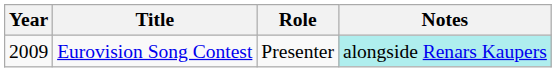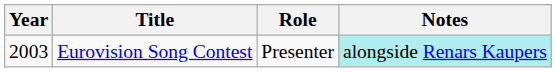(29, 50) 2009 -> (29, 50) 2003
